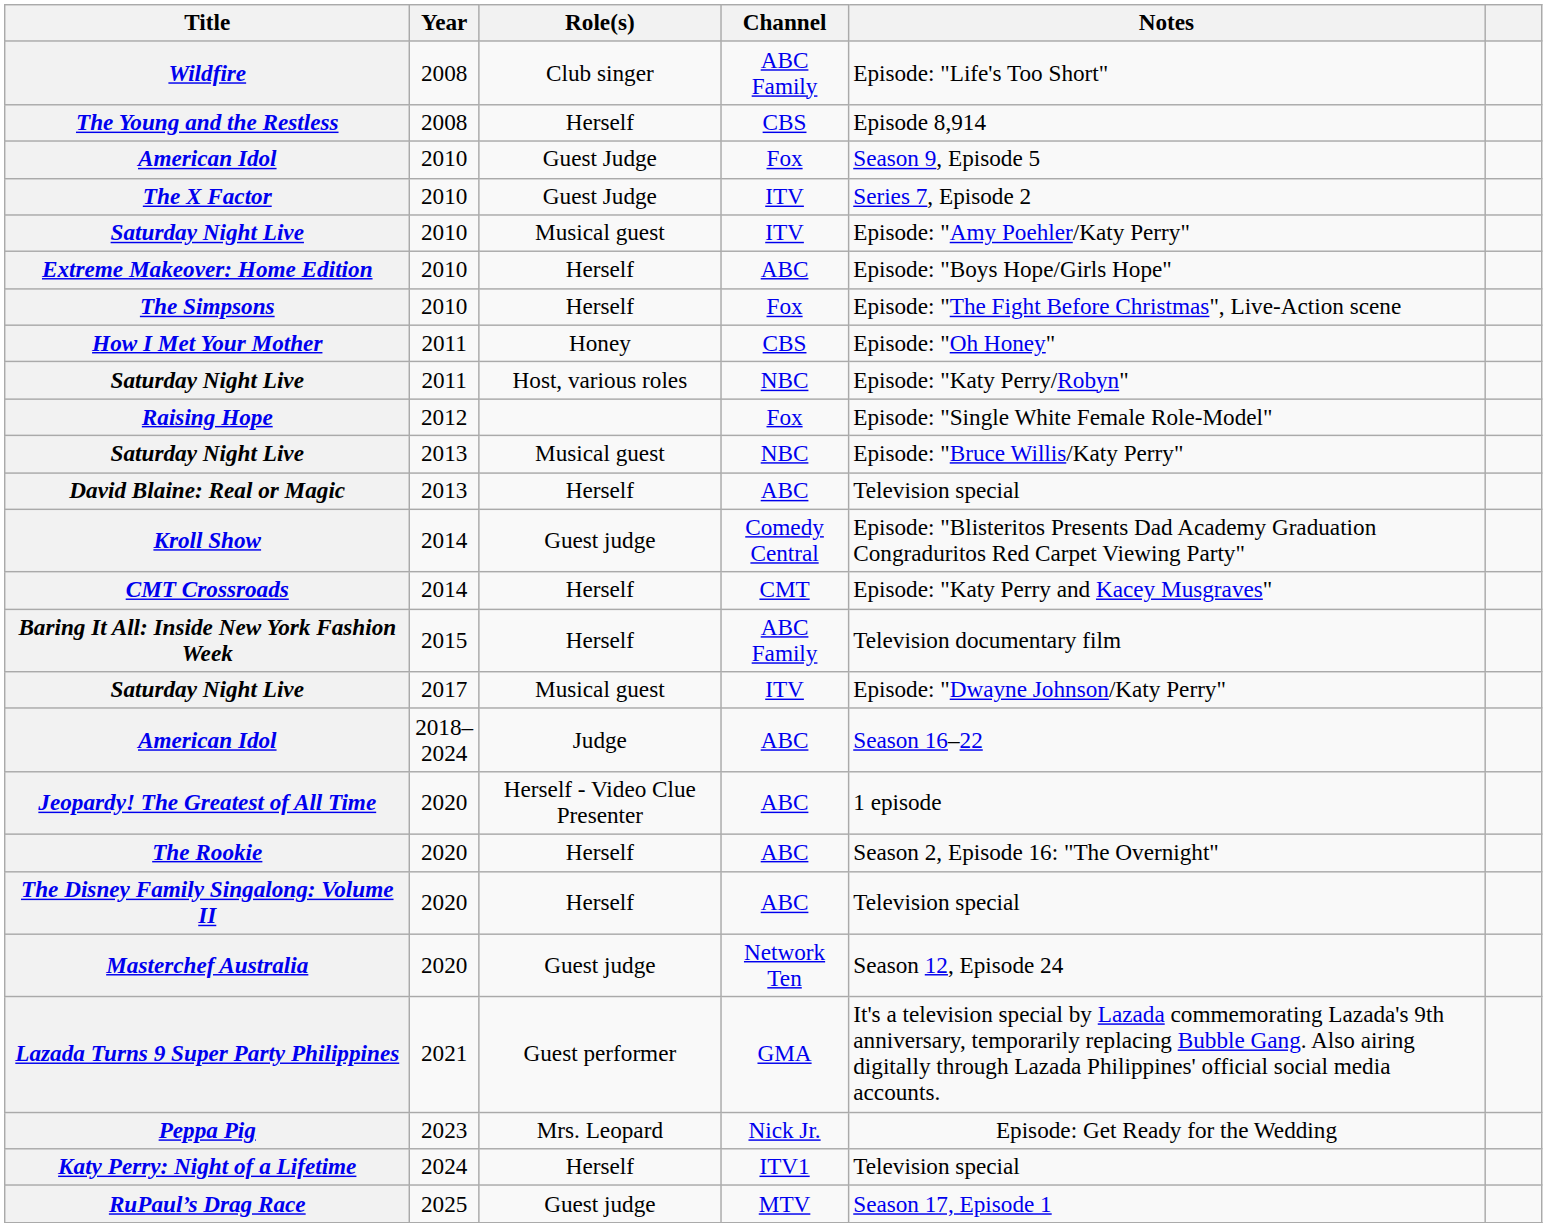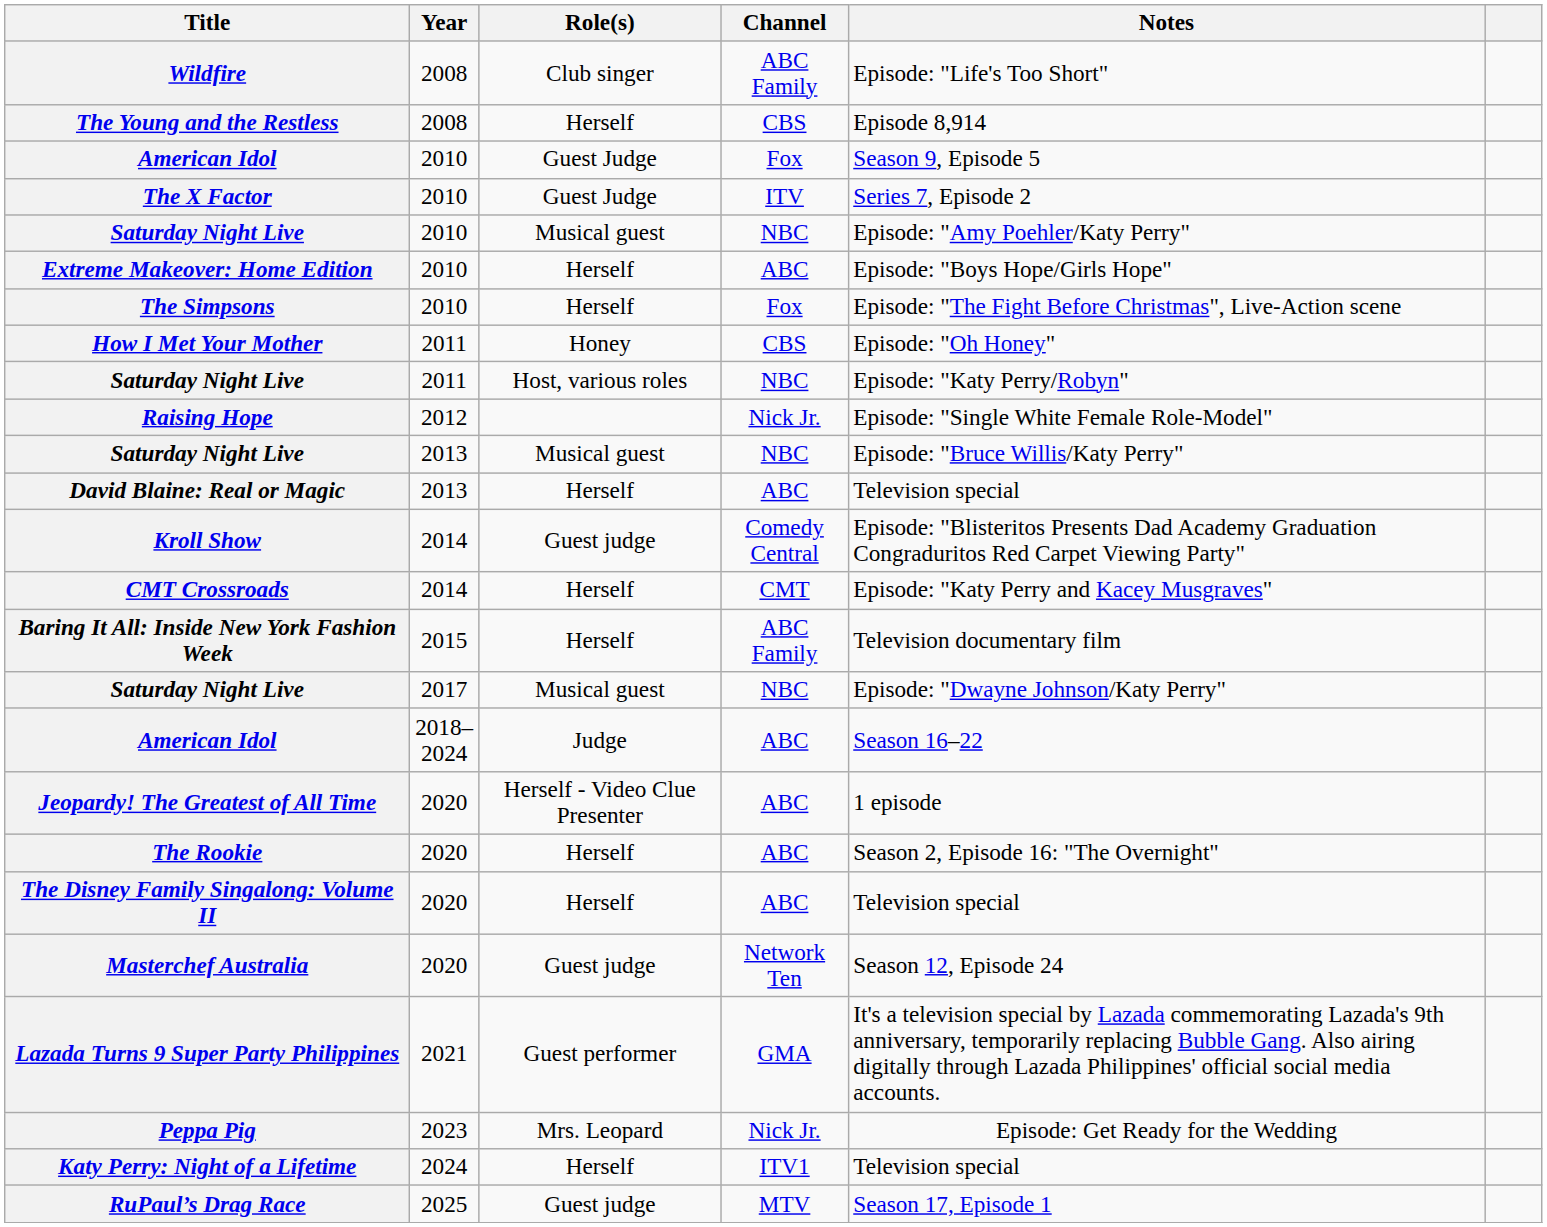(785, 232) ITV -> (785, 232) NBC
(785, 416) Fox -> (785, 416) Nick Jr.
(785, 689) ITV -> (785, 689) NBC
